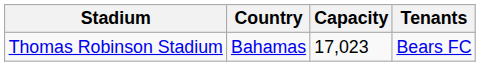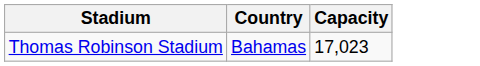- column: (434, 18)
